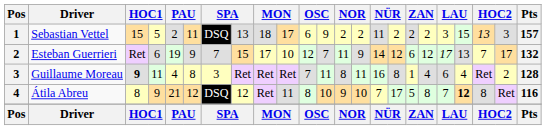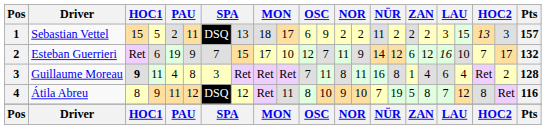(446, 54) 17 -> (446, 54) 16
(463, 54) 13 -> (463, 54) 10
(175, 93) 21 -> (175, 93) 11
(397, 93) 17 -> (397, 93) 19
(463, 93) bold -> (463, 93) normal
